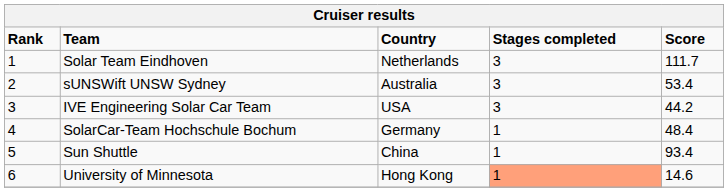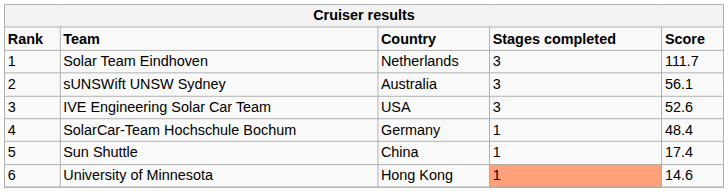(679, 84) 53.4 -> (679, 84) 56.1
(679, 107) 44.2 -> (679, 107) 52.6
(679, 152) 93.4 -> (679, 152) 17.4
